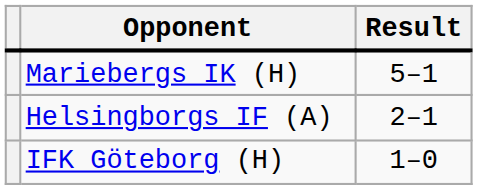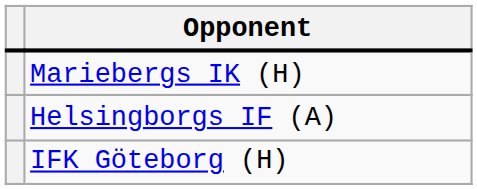- column: (414, 28)
